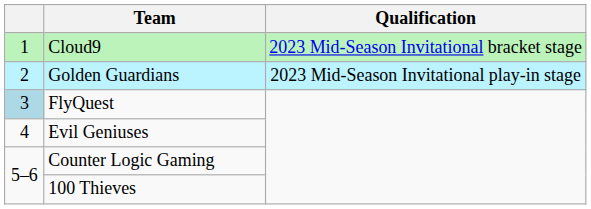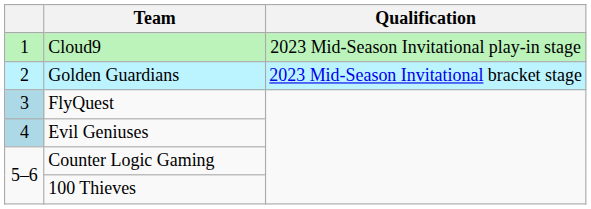(426, 47) 2023 Mid-Season Invitational bracket stage -> (426, 47) 2023 Mid-Season Invitational play-in stage
(426, 75) 2023 Mid-Season Invitational play-in stage -> (426, 75) 2023 Mid-Season Invitational bracket stage
(24, 132) no background -> (24, 132) lightblue background
